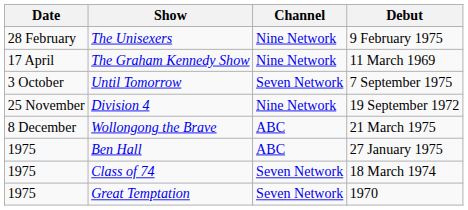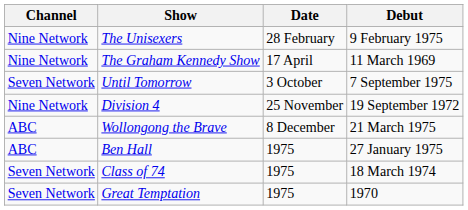columns swapped: (46, 15) <-> (300, 15)
